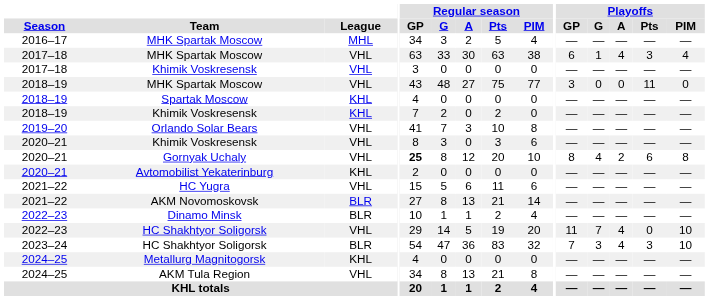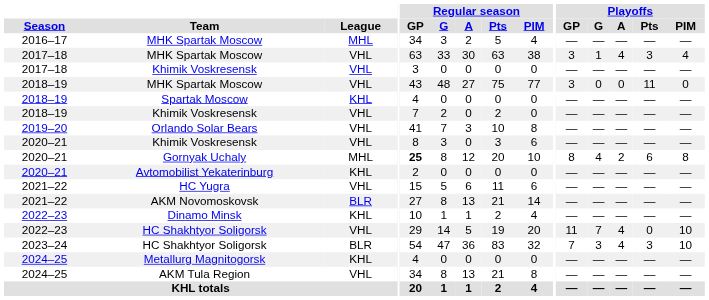(572, 55) 6 -> (572, 55) 3
(361, 113) KHL -> (361, 113) VHL
(361, 157) VHL -> (361, 157) MHL
(361, 215) BLR -> (361, 215) KHL
